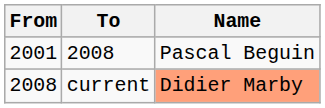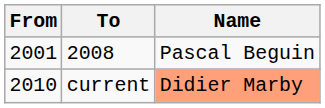(33, 86) 2008 -> (33, 86) 2010
